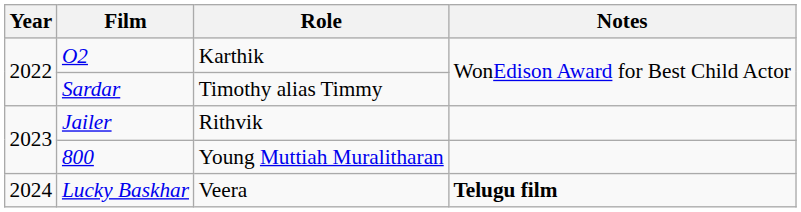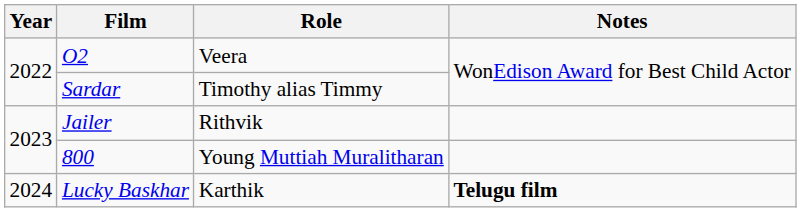(231, 55) Karthik -> (223, 55) Veera
(223, 190) Veera -> (231, 190) Karthik
